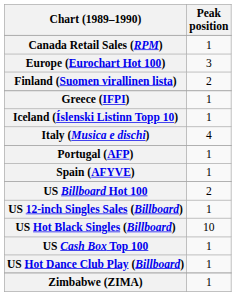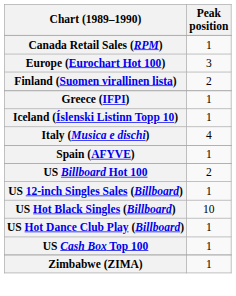- row: (95, 154)
rows swapped: (96, 264) <-> (96, 245)
